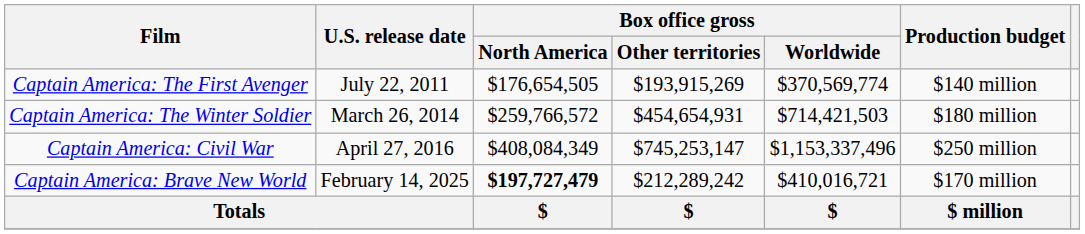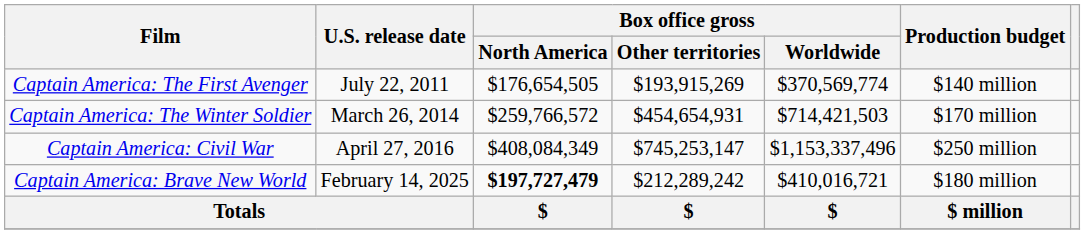(985, 116) $180 million -> (985, 116) $170 million
(985, 180) $170 million -> (985, 180) $180 million
